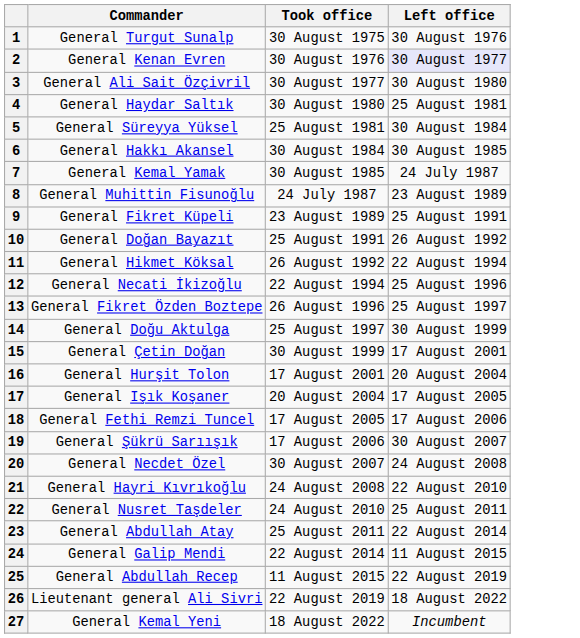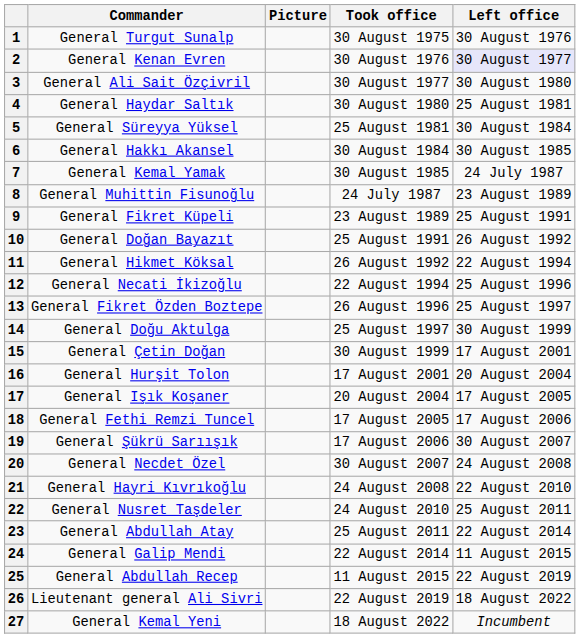+ column: (298, 16)
